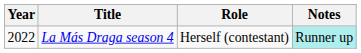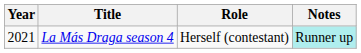(21, 37) 2022 -> (21, 37) 2021
